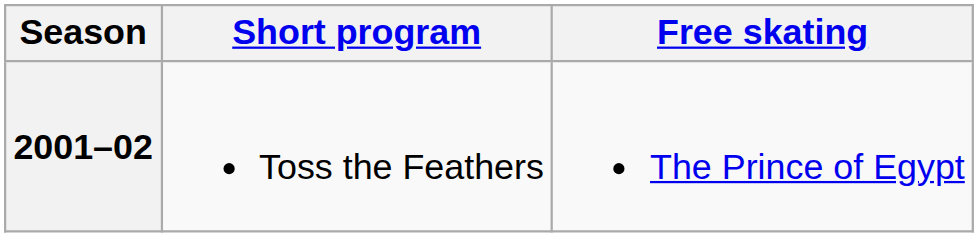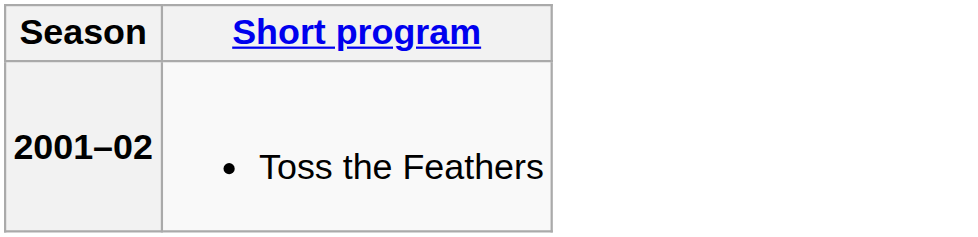- column: (763, 32)
